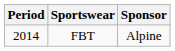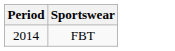- column: (144, 14)
